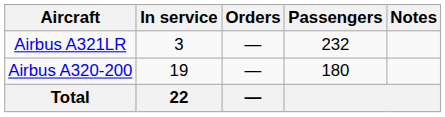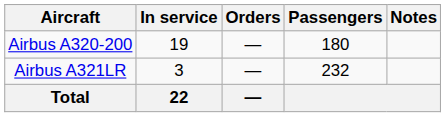rows swapped: (70, 71) <-> (70, 44)
